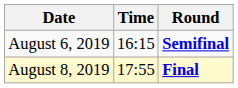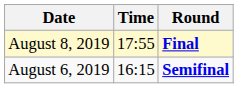rows swapped: (59, 43) <-> (59, 69)
